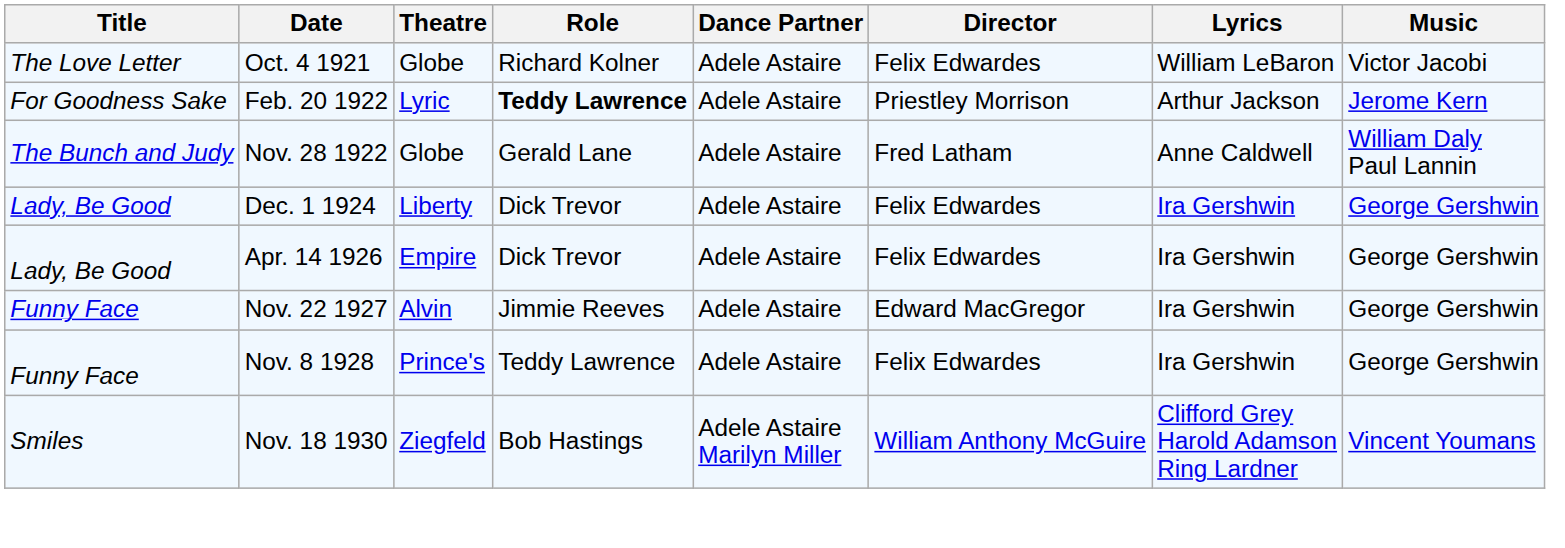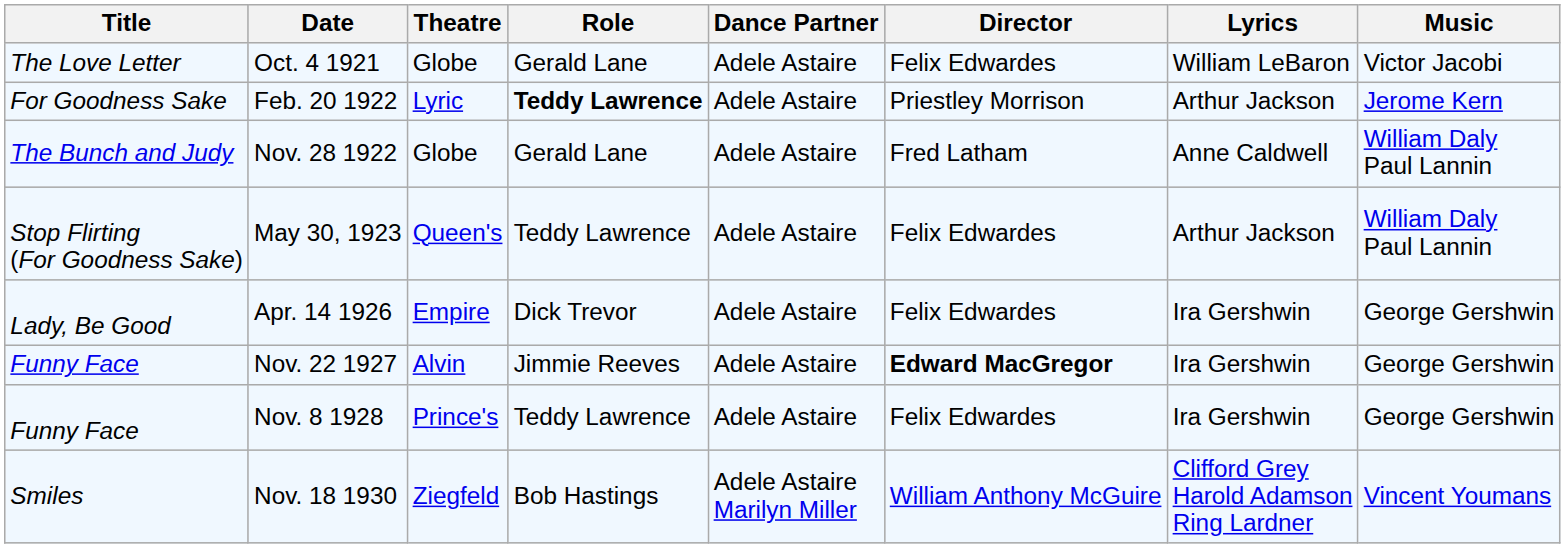(579, 62) Richard Kolner -> (581, 62) Gerald Lane
+ row: (328, 232)
- row: (310, 205)
(980, 309) normal -> (1001, 364) bold
